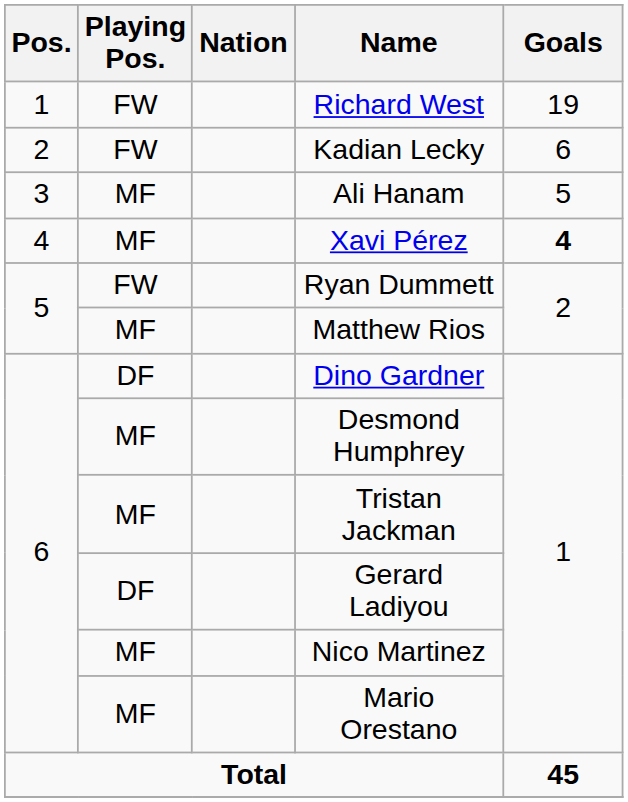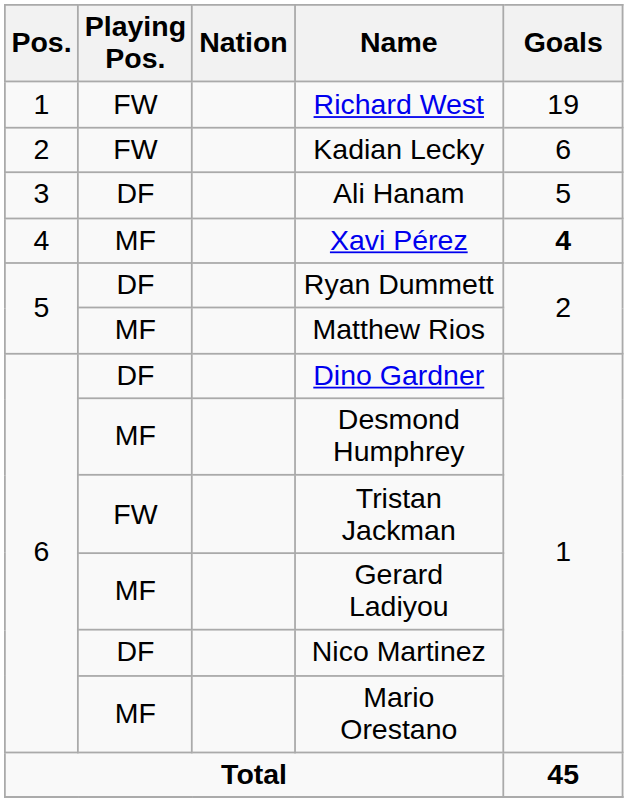(135, 194) MF -> (135, 194) DF
(135, 284) FW -> (135, 284) DF
(135, 513) MF -> (135, 513) FW
(135, 590) DF -> (135, 590) MF
(135, 652) MF -> (135, 652) DF
